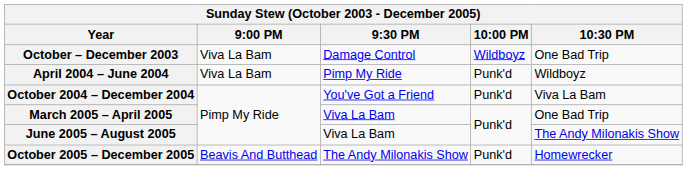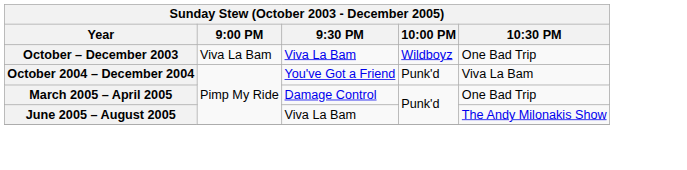(369, 54) Damage Control -> (320, 54) Viva La Bam
- row: (101, 74)
(359, 114) Viva La Bam -> (331, 94) Damage Control
- row: (101, 154)
